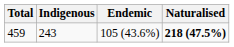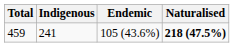(48, 32) 243 -> (48, 32) 241
